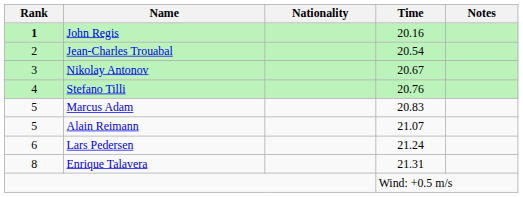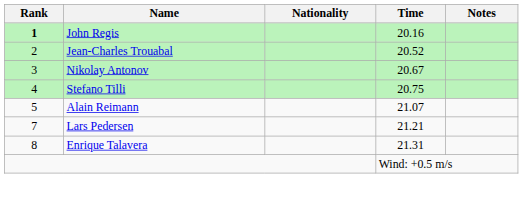(411, 51) 20.54 -> (411, 51) 20.52
(411, 88) 20.76 -> (411, 88) 20.75
- row: (100, 107)
(34, 145) 6 -> (34, 126) 7
(411, 145) 21.24 -> (411, 126) 21.21
